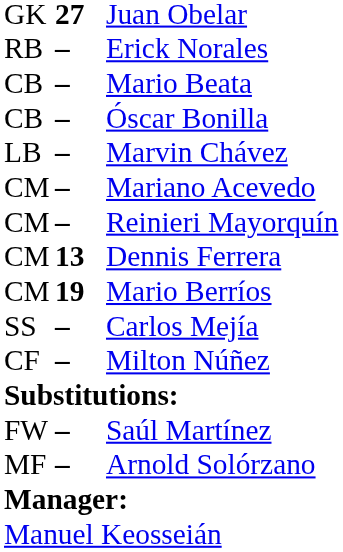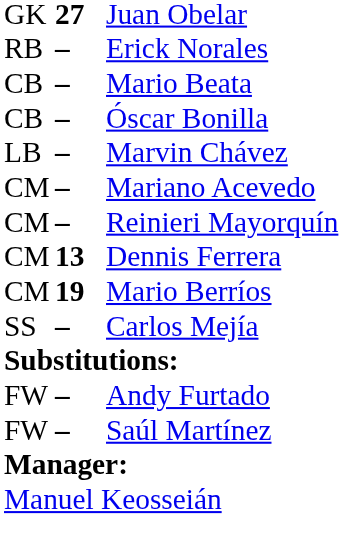- row: (188, 360)
+ row: (188, 395)
- row: (211, 464)
